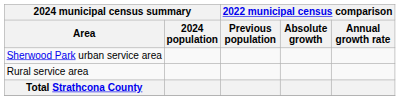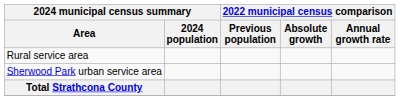rows swapped: (84, 55) <-> (48, 71)
